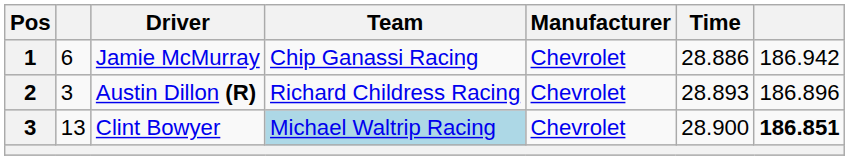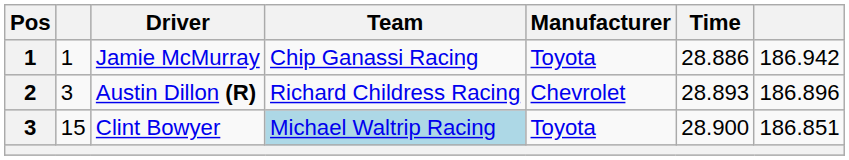(67, 58) 6 -> (67, 58) 1
(578, 58) Chevrolet -> (563, 58) Toyota
(73, 128) 13 -> (73, 128) 15
(578, 128) Chevrolet -> (563, 128) Toyota
(800, 128) bold -> (800, 128) normal
